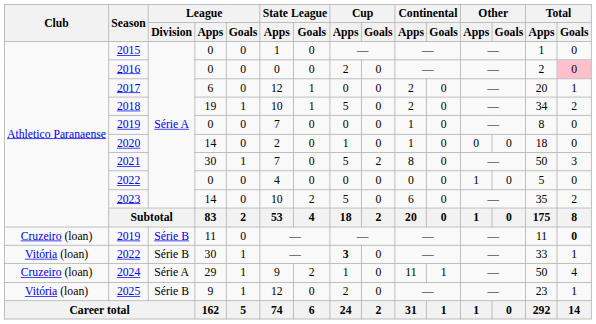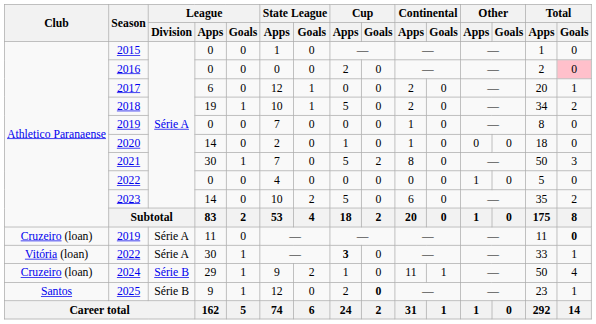(172, 236) Série B -> (172, 236) Série A
(172, 254) Série B -> (172, 254) Série A
(172, 273) Série A -> (172, 273) Série B
(57, 291) Vitória (loan) -> (57, 291) Santos
(378, 291) normal -> (378, 291) bold
